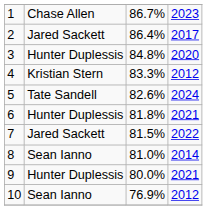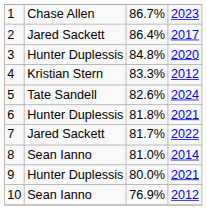(147, 134) 81.5% -> (147, 134) 81.7%
